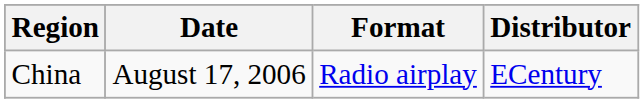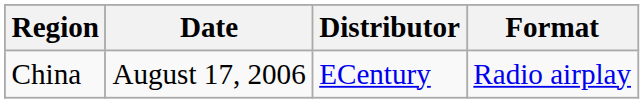columns swapped: (398, 27) <-> (561, 27)
